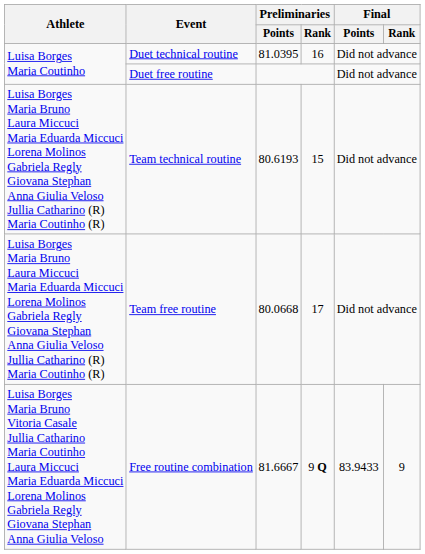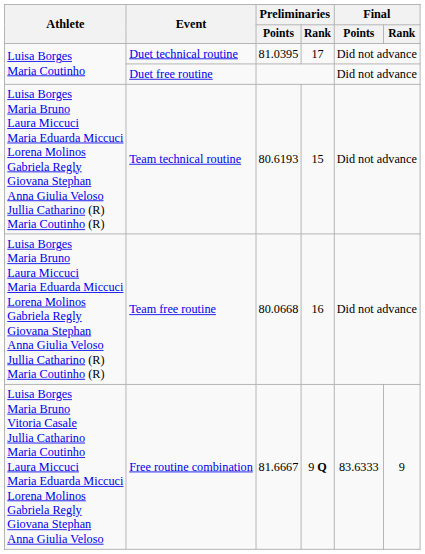(318, 54) 16 -> (318, 54) 17
(318, 309) 17 -> (318, 309) 16
(359, 467) 83.9433 -> (359, 467) 83.6333
